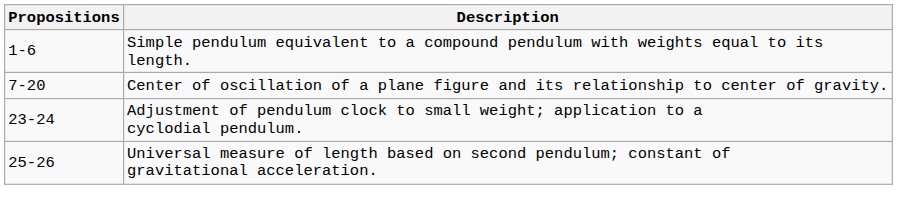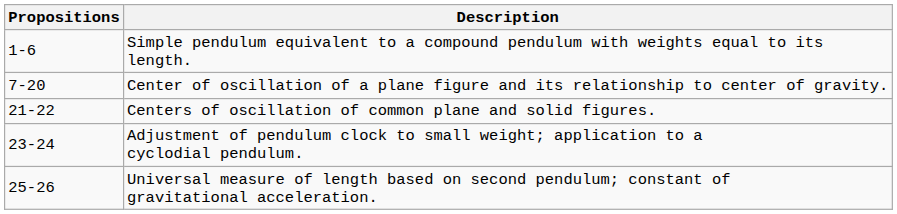+ row: (392, 111)
